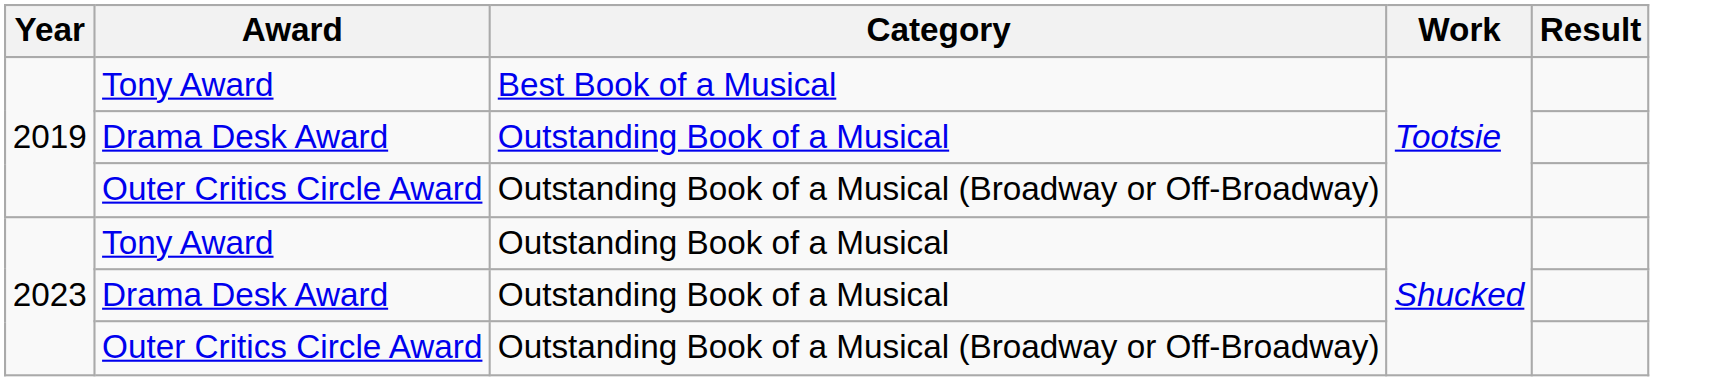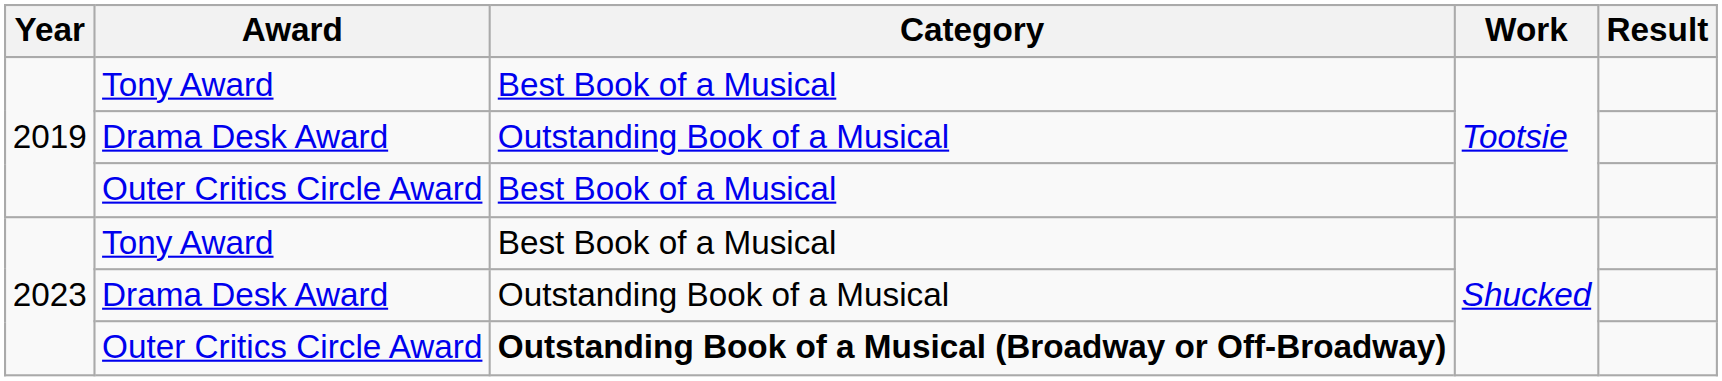(939, 189) Outstanding Book of a Musical (Broadway or Off-Broadway) -> (667, 189) Best Book of a Musical
(723, 242) Outstanding Book of a Musical -> (667, 242) Best Book of a Musical
(939, 347) normal -> (972, 347) bold
